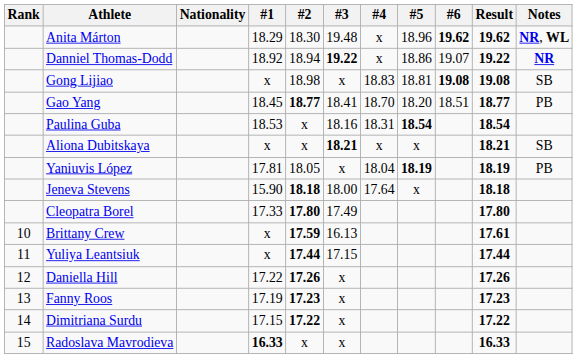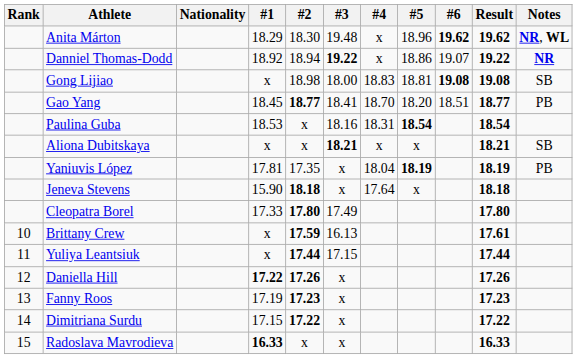(342, 80) x -> (342, 80) 18.00
(305, 168) 18.05 -> (305, 168) 17.35
(342, 189) 18.00 -> (342, 189) x
(267, 277) normal -> (267, 277) bold
